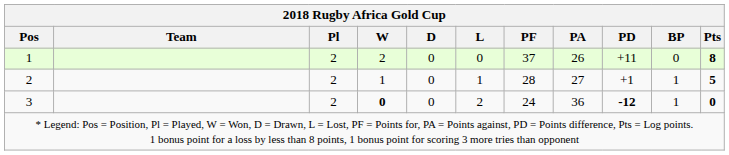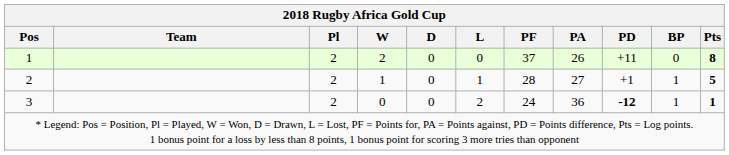(382, 102) bold -> (382, 102) normal
(712, 102) 0 -> (712, 102) 1
